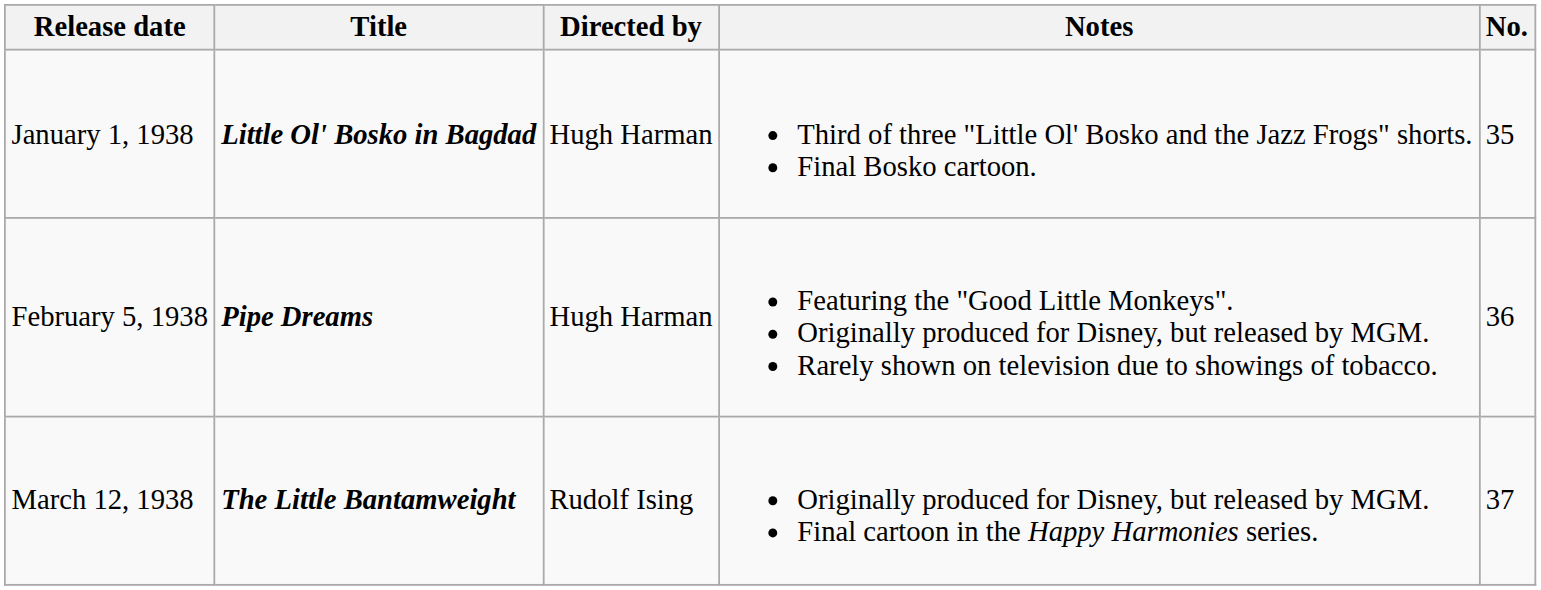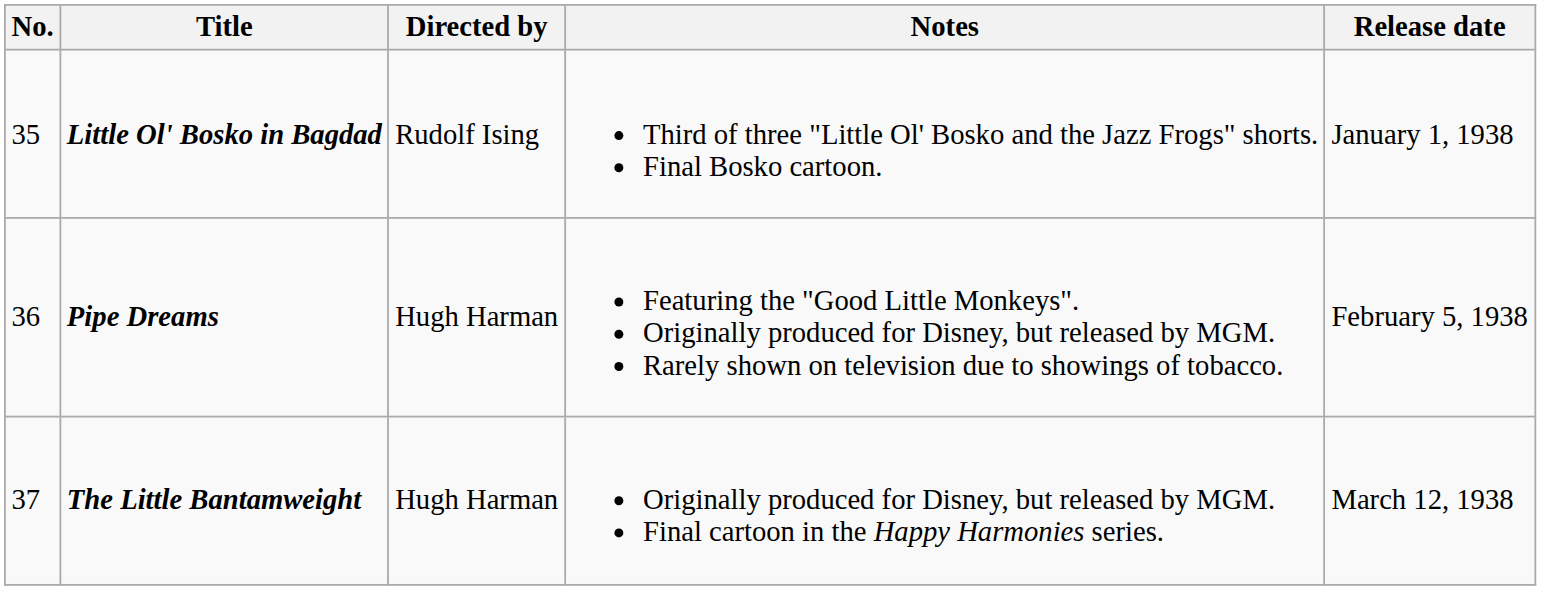columns swapped: (1507, 27) <-> (110, 27)
(631, 133) Hugh Harman -> (467, 133) Rudolf Ising
(621, 499) Rudolf Ising -> (477, 499) Hugh Harman
